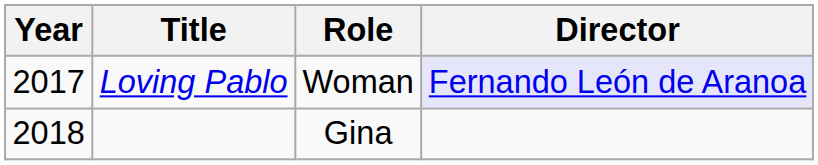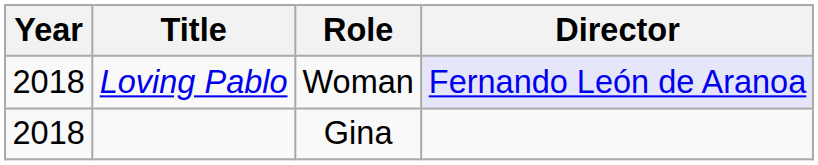(49, 81) 2017 -> (49, 81) 2018
